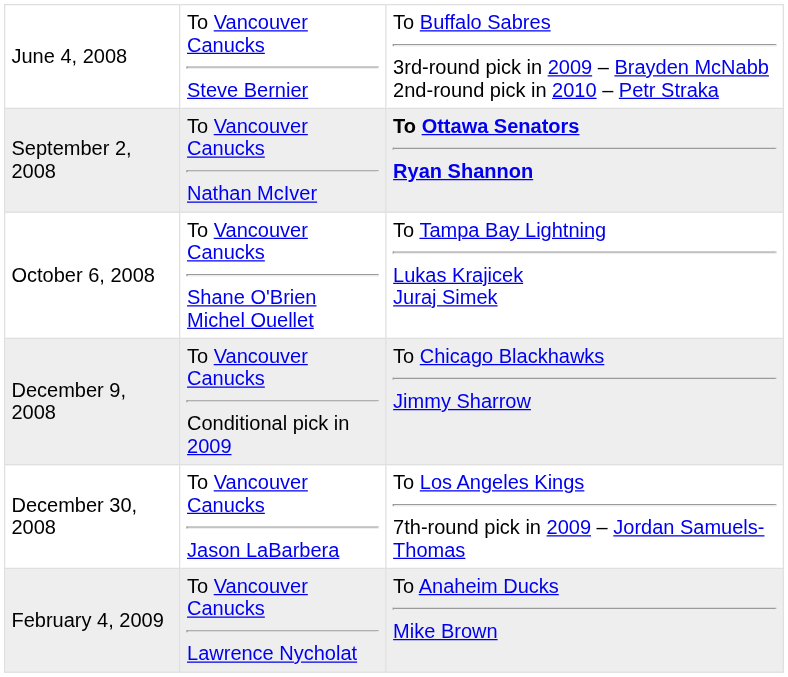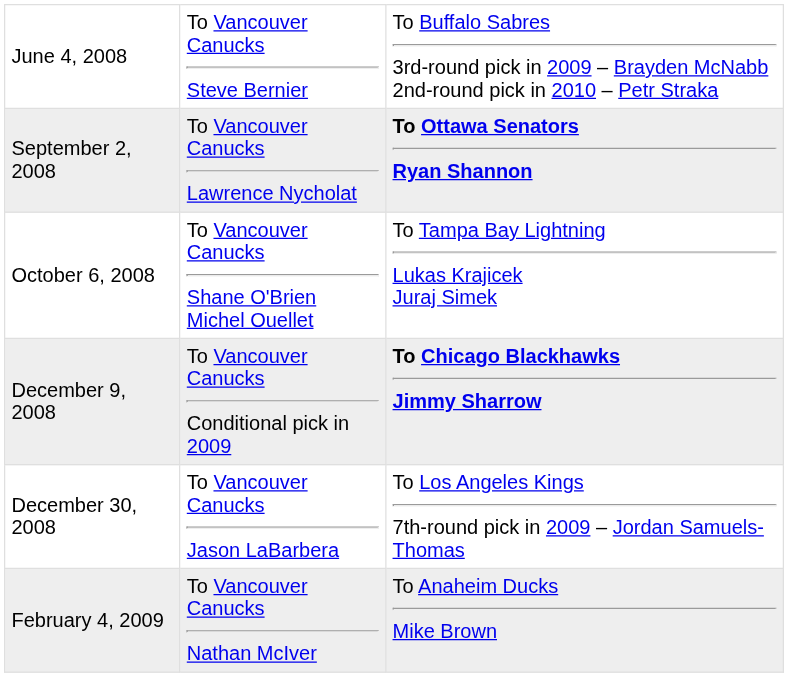(283, 160) To Vancouver Canucks Nathan McIver -> (283, 160) To Vancouver Canucks Lawrence Nycholat
(585, 378) normal -> (585, 378) bold
(283, 620) To Vancouver Canucks Lawrence Nycholat -> (283, 620) To Vancouver Canucks Nathan McIver
